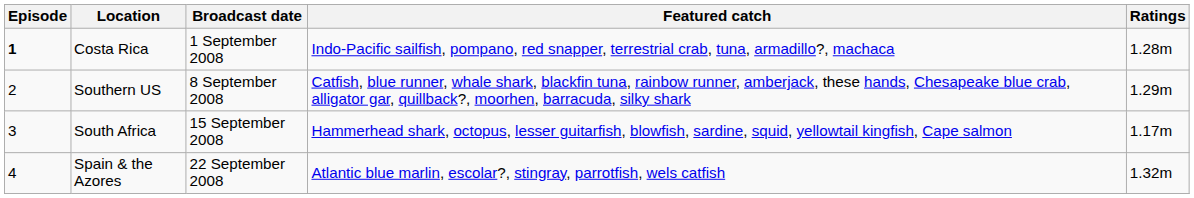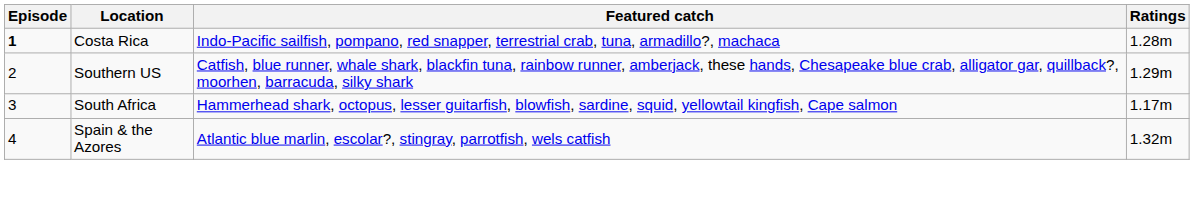- column: (247, 16)
